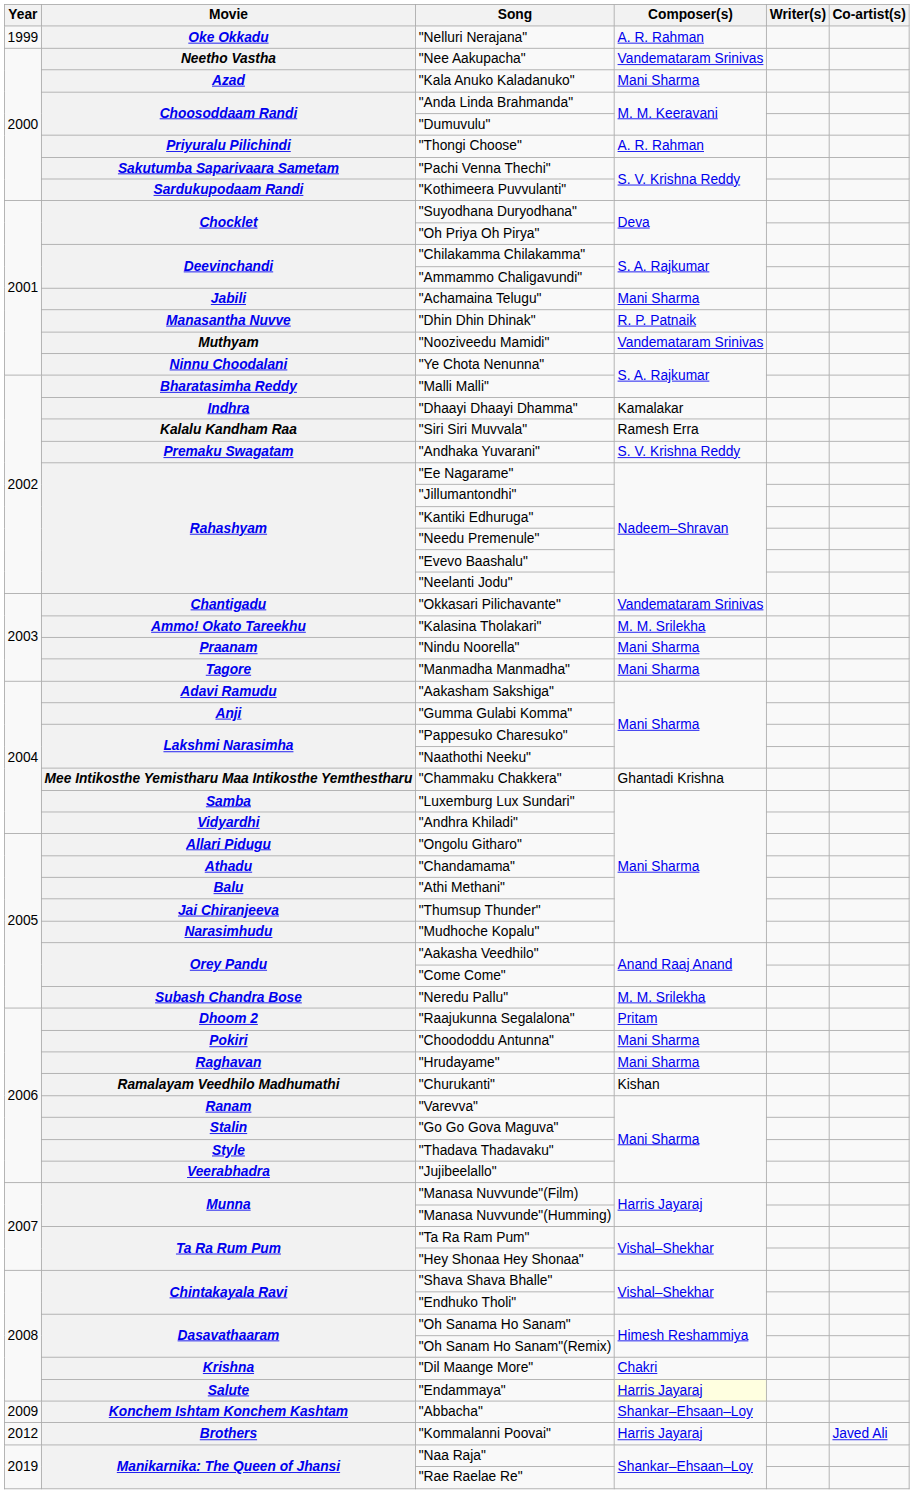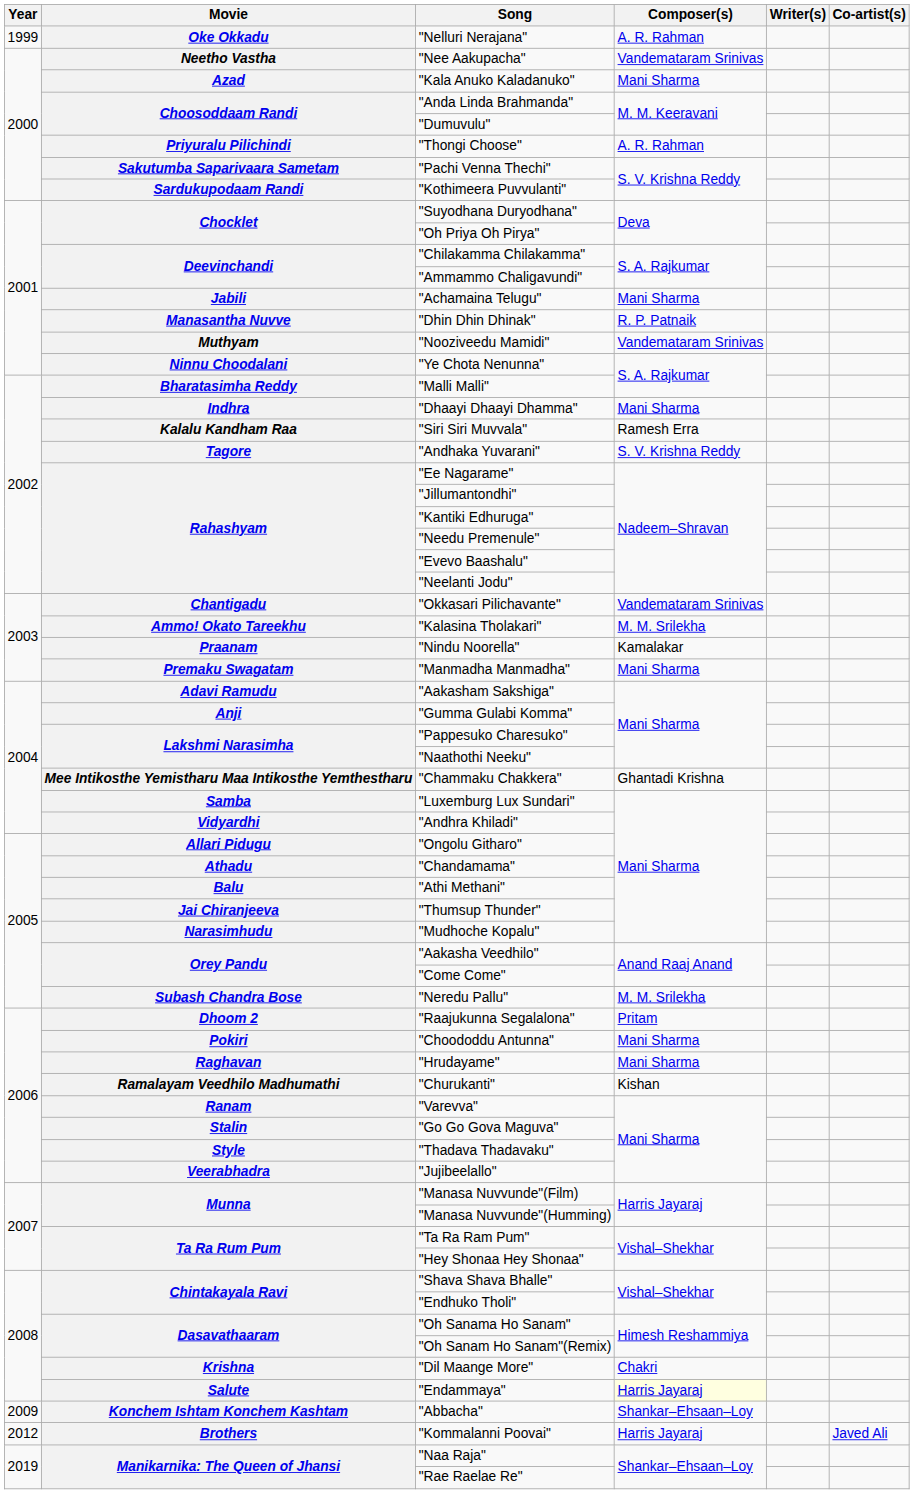(650, 408) Kamalakar -> (659, 408) Mani Sharma
(228, 451) Premaku Swagatam -> (228, 451) Tagore
(659, 648) Mani Sharma -> (650, 648) Kamalakar
(228, 670) Tagore -> (228, 670) Premaku Swagatam
